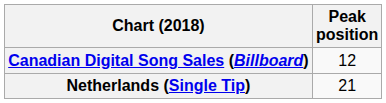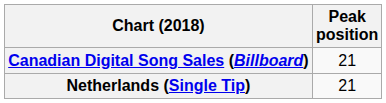(347, 60) 12 -> (347, 60) 21
